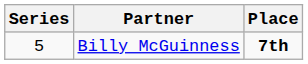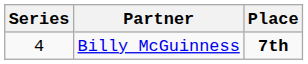(39, 46) 5 -> (39, 46) 4
